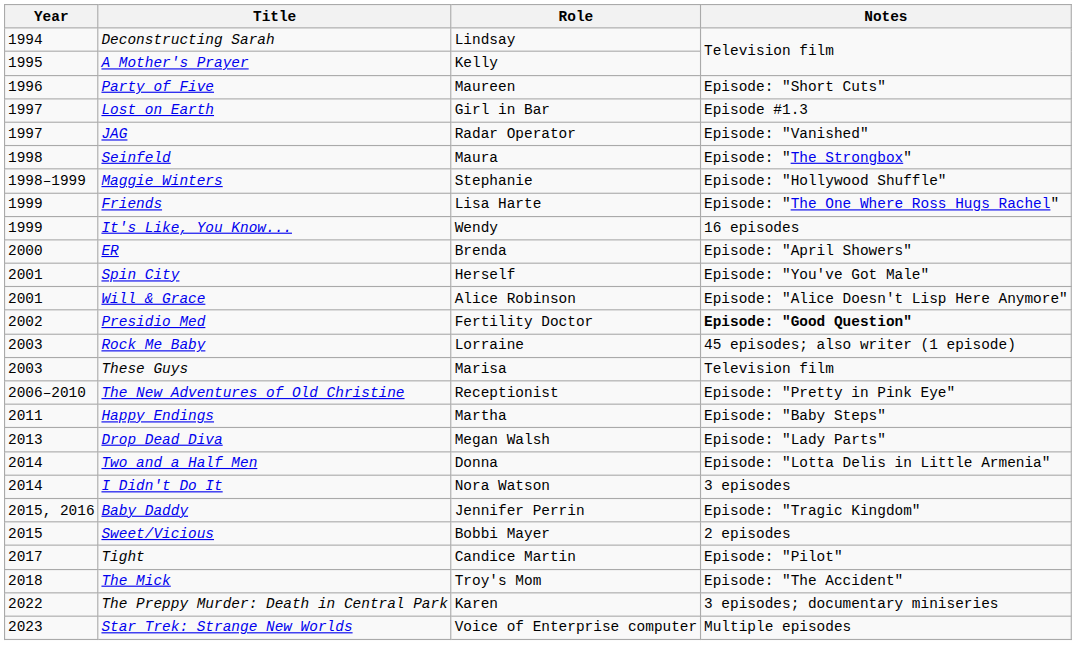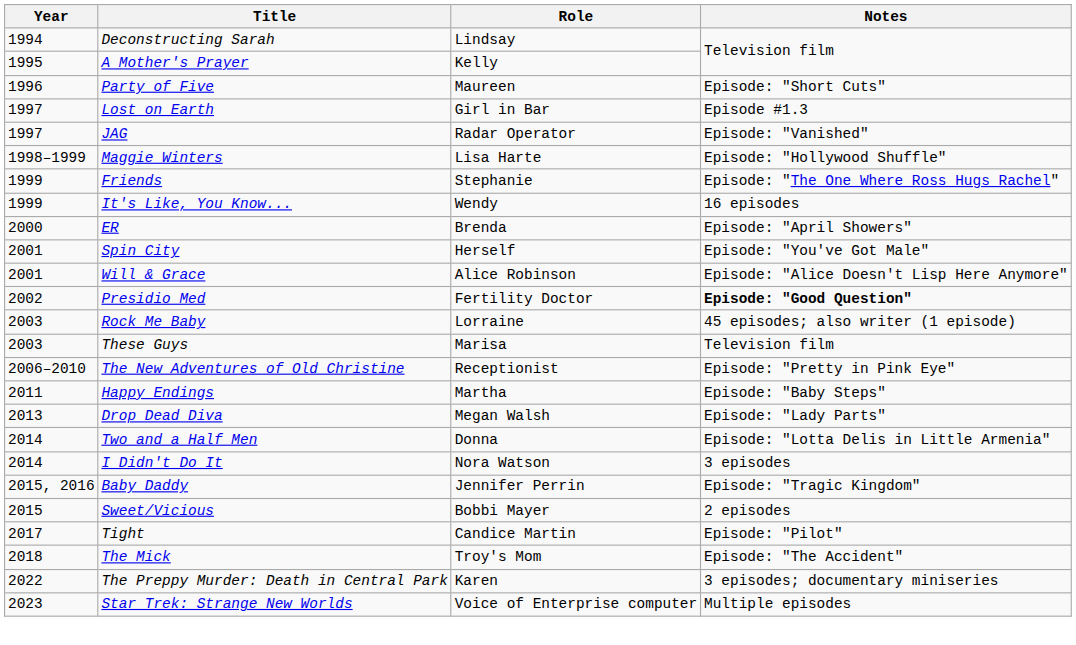- row: (136, 157)
(494, 181) Stephanie -> (498, 157) Lisa Harte
(498, 204) Lisa Harte -> (494, 181) Stephanie
